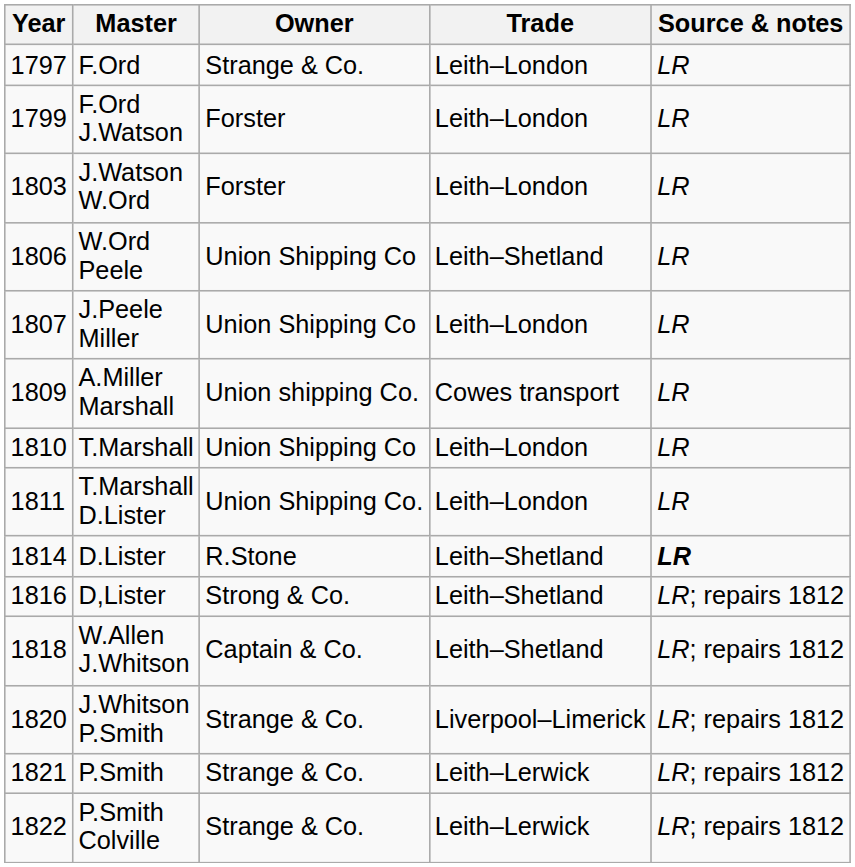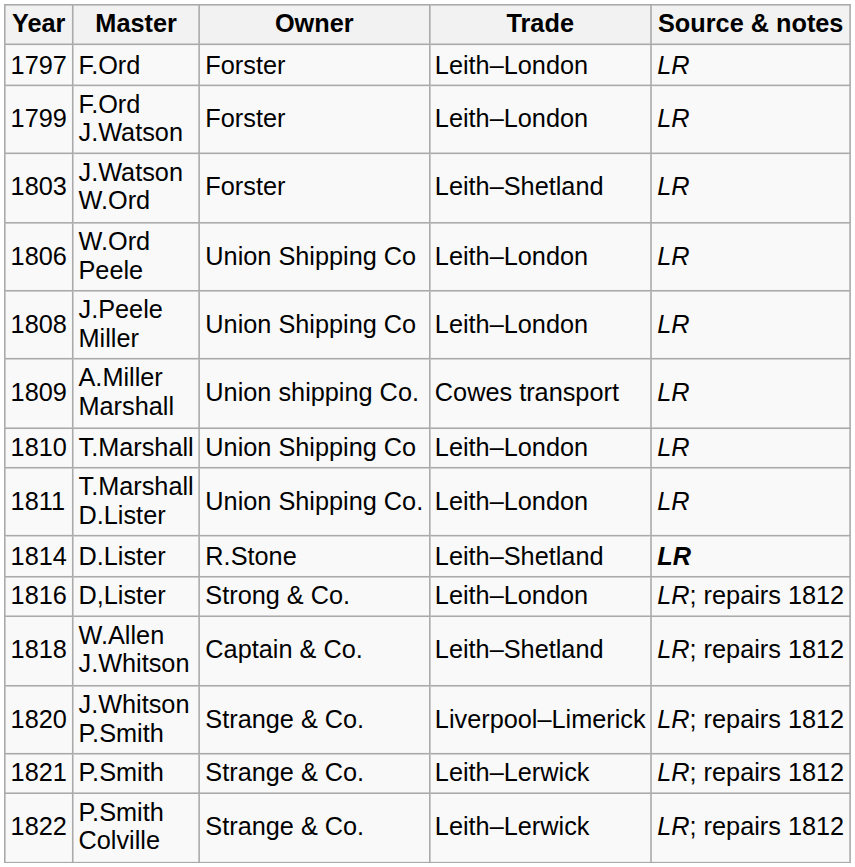(285, 64) Strange & Co. -> (245, 64) Forster
(511, 187) Leith–London -> (519, 187) Leith–Shetland
(519, 256) Leith–Shetland -> (511, 256) Leith–London
(39, 324) 1807 -> (39, 324) 1808
(519, 596) Leith–Shetland -> (511, 596) Leith–London
